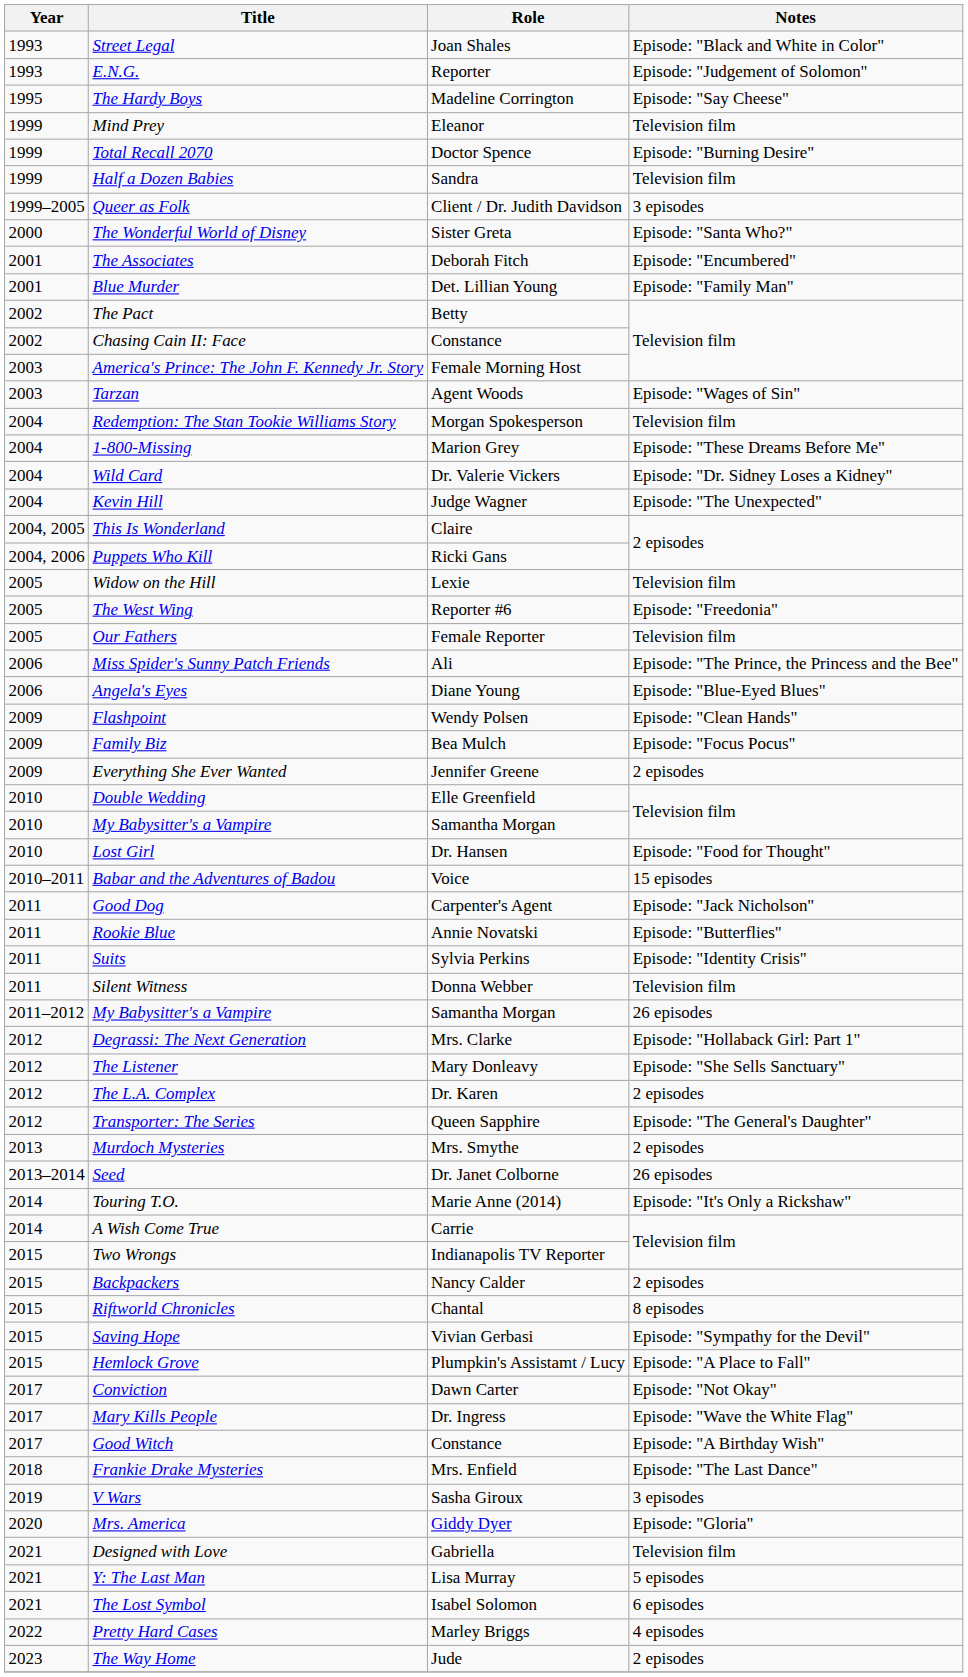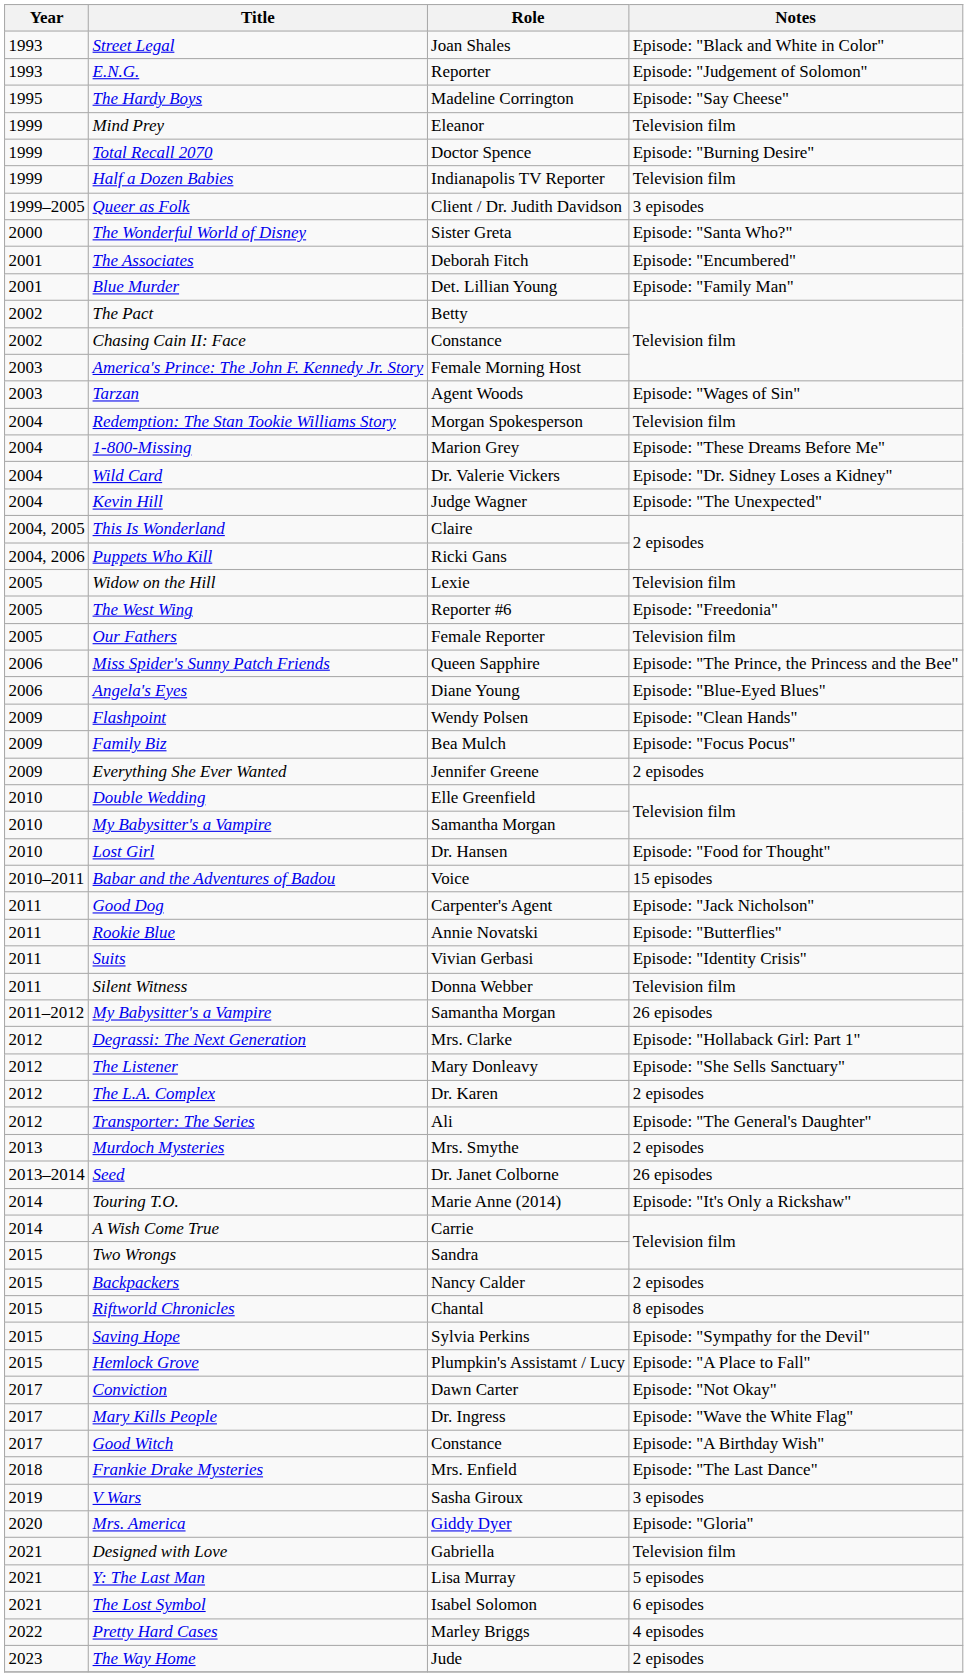(455, 179) Sandra -> (518, 179) Indianapolis TV Reporter
(442, 663) Ali -> (485, 663) Queen Sapphire
(480, 959) Sylvia Perkins -> (482, 959) Vivian Gerbasi
(485, 1120) Queen Sapphire -> (442, 1120) Ali
(518, 1255) Indianapolis TV Reporter -> (455, 1255) Sandra
(482, 1335) Vivian Gerbasi -> (480, 1335) Sylvia Perkins
